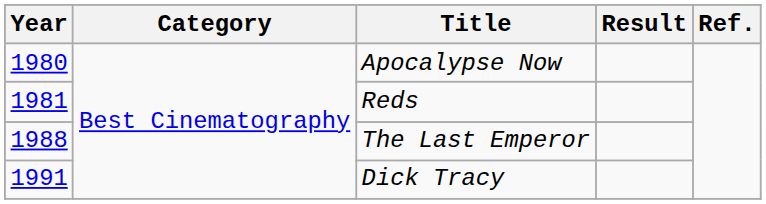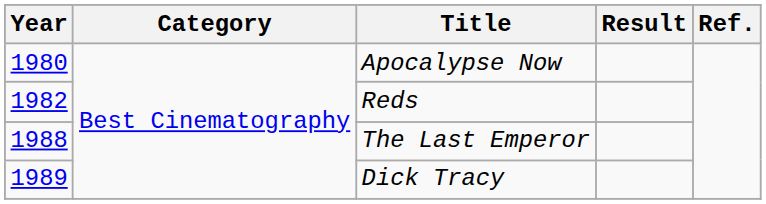(39, 102) 1981 -> (39, 102) 1982
(39, 179) 1991 -> (39, 179) 1989
